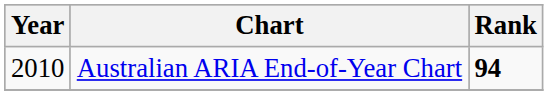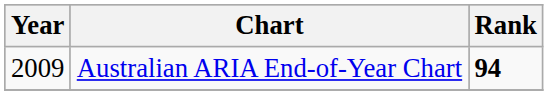(38, 68) 2010 -> (38, 68) 2009
